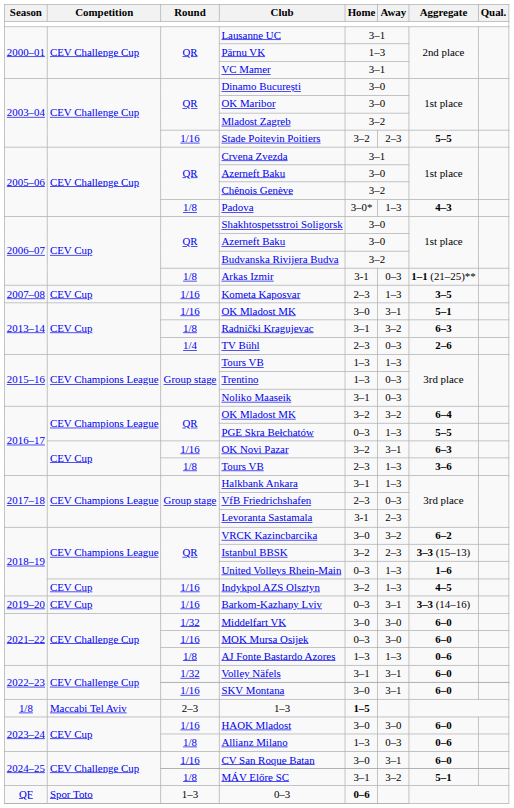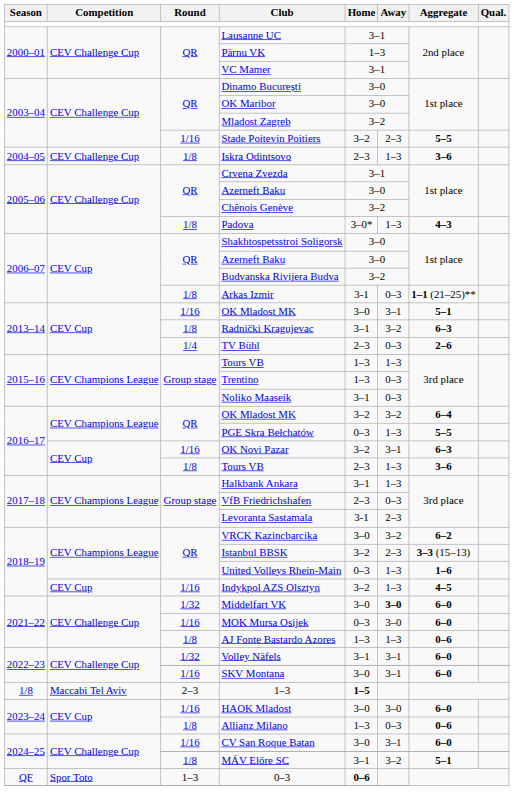+ row: (26, 156)
- row: (26, 294)
- row: (26, 604)
(393, 622) normal -> (393, 604) bold
